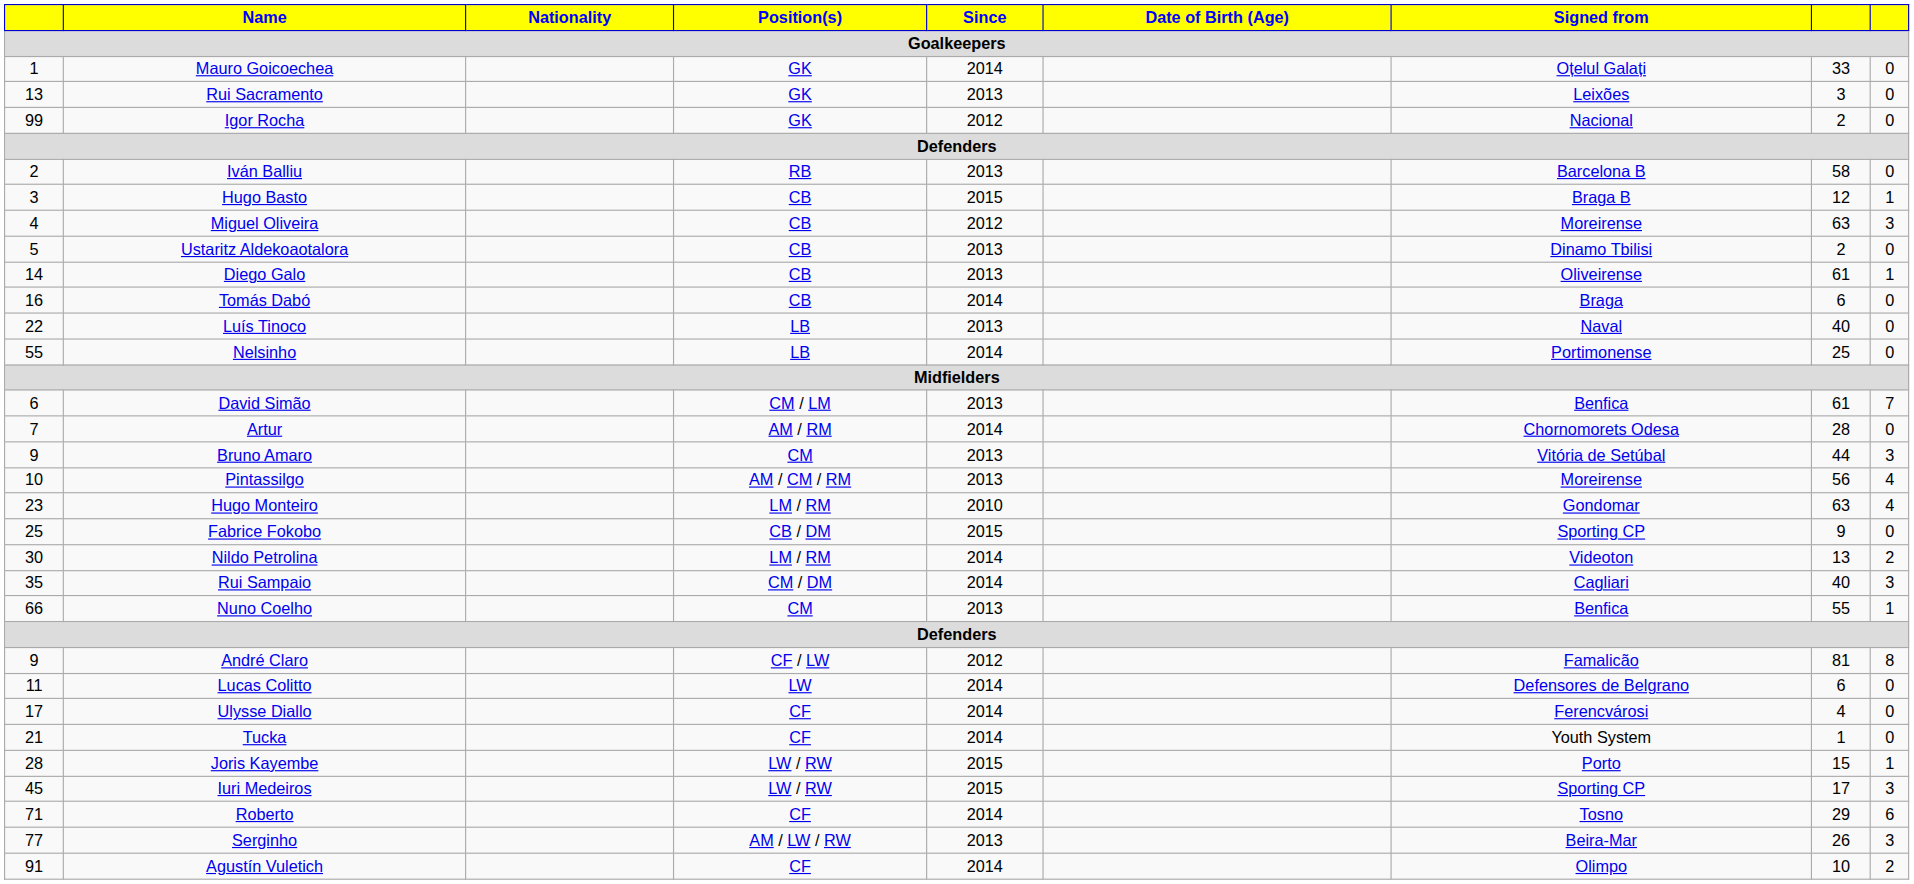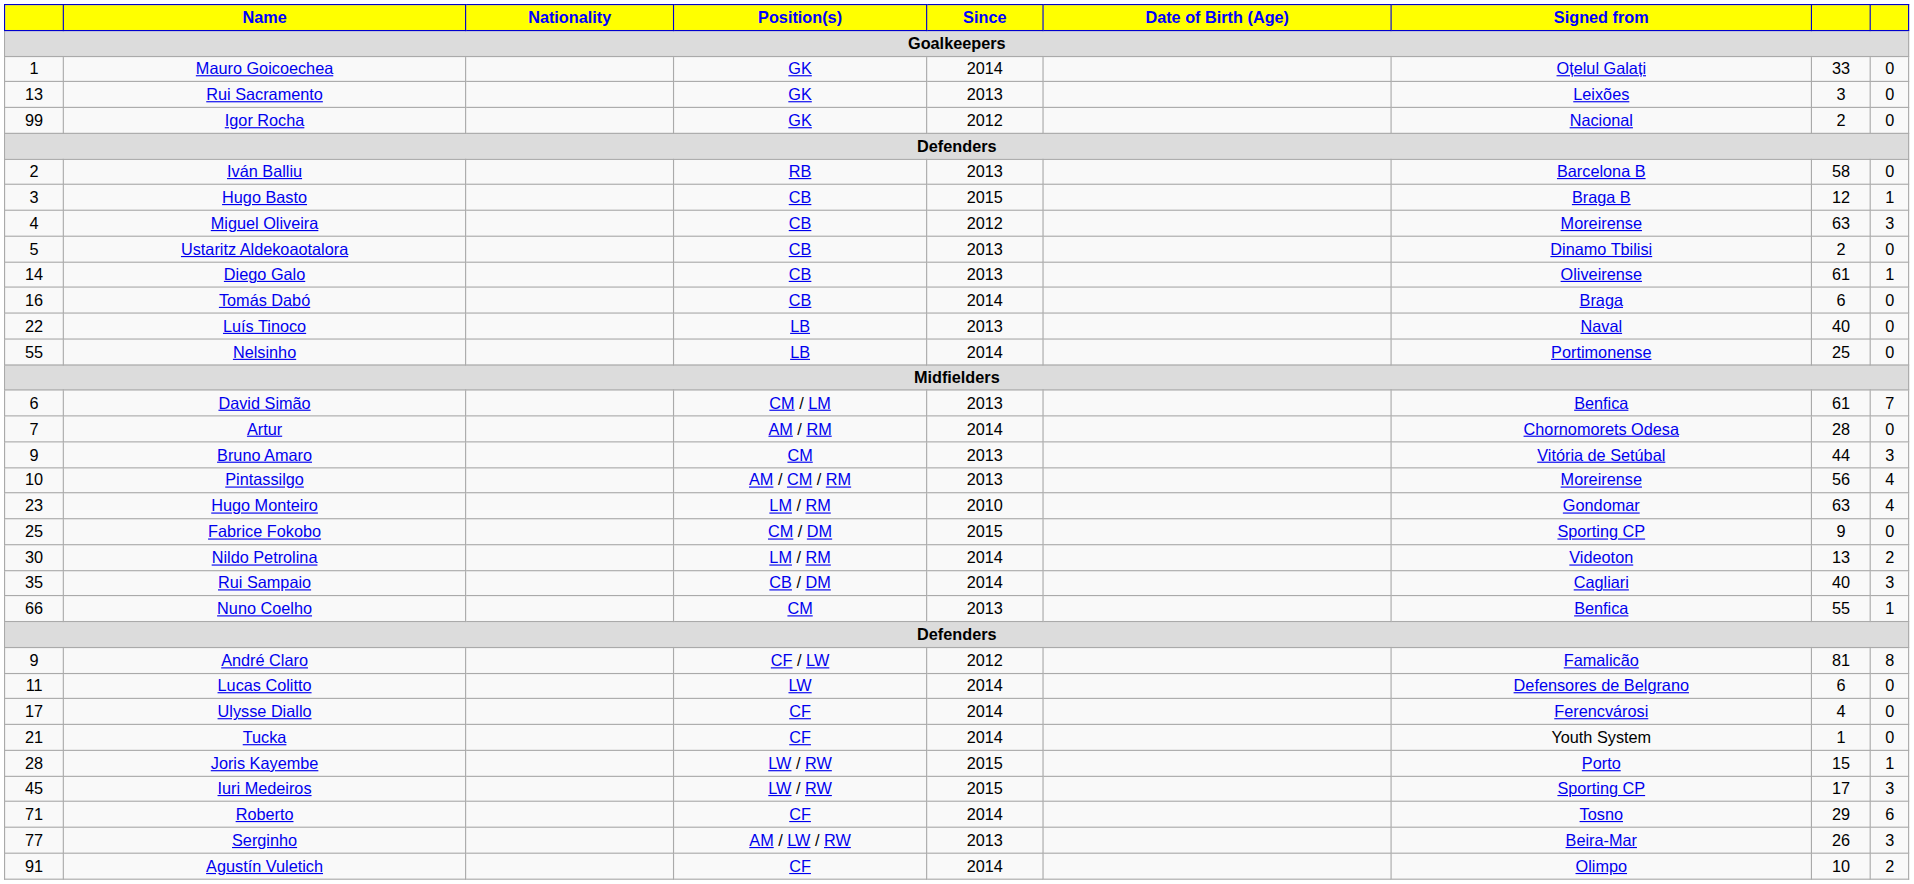(800, 532) CB / DM -> (800, 532) CM / DM
(800, 583) CM / DM -> (800, 583) CB / DM
